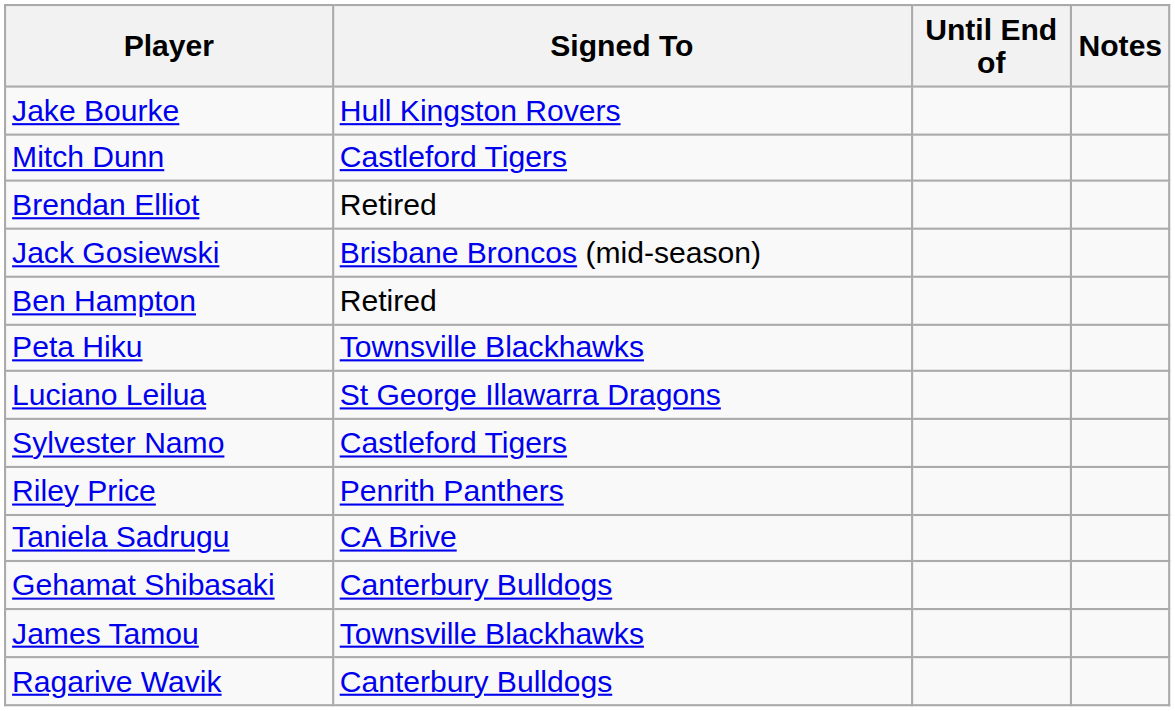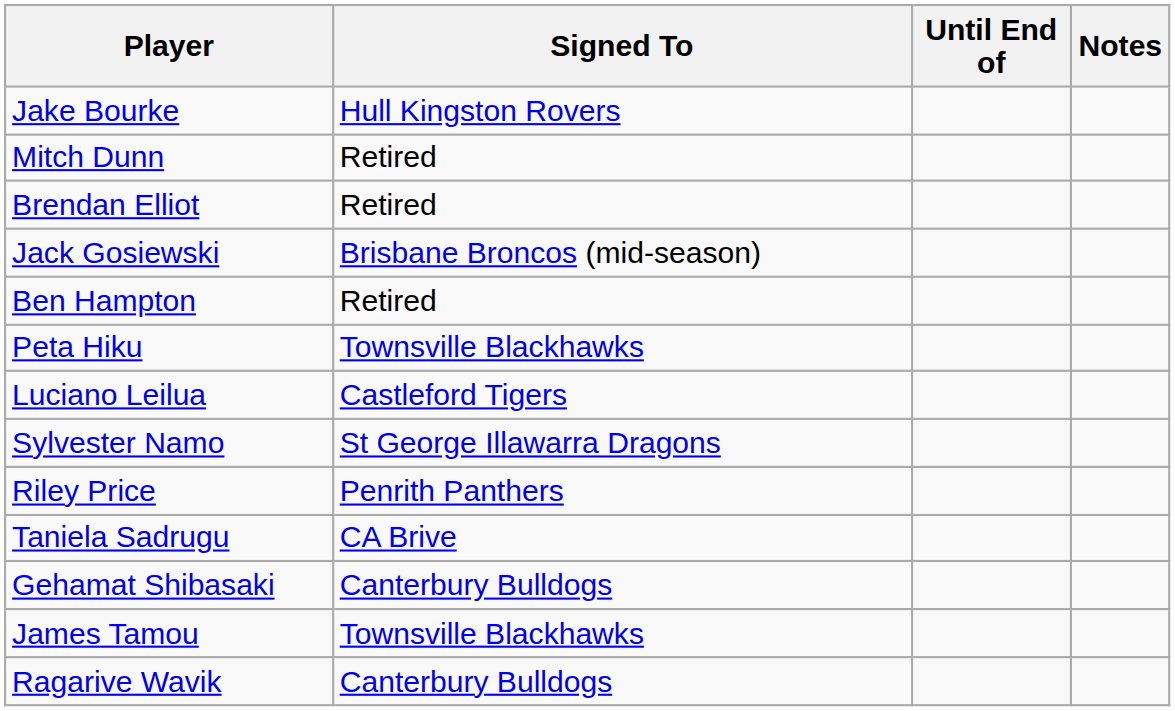(453, 158) Castleford Tigers -> (388, 158) Retired
(530, 395) St George Illawarra Dragons -> (453, 395) Castleford Tigers
(453, 443) Castleford Tigers -> (530, 443) St George Illawarra Dragons
